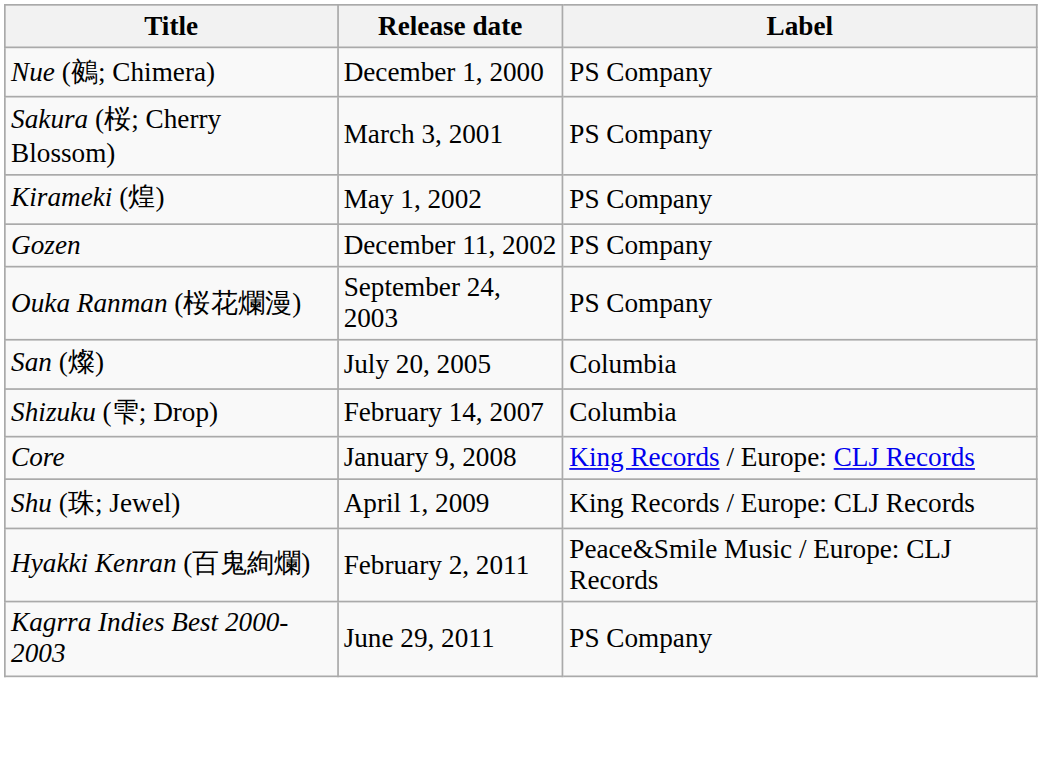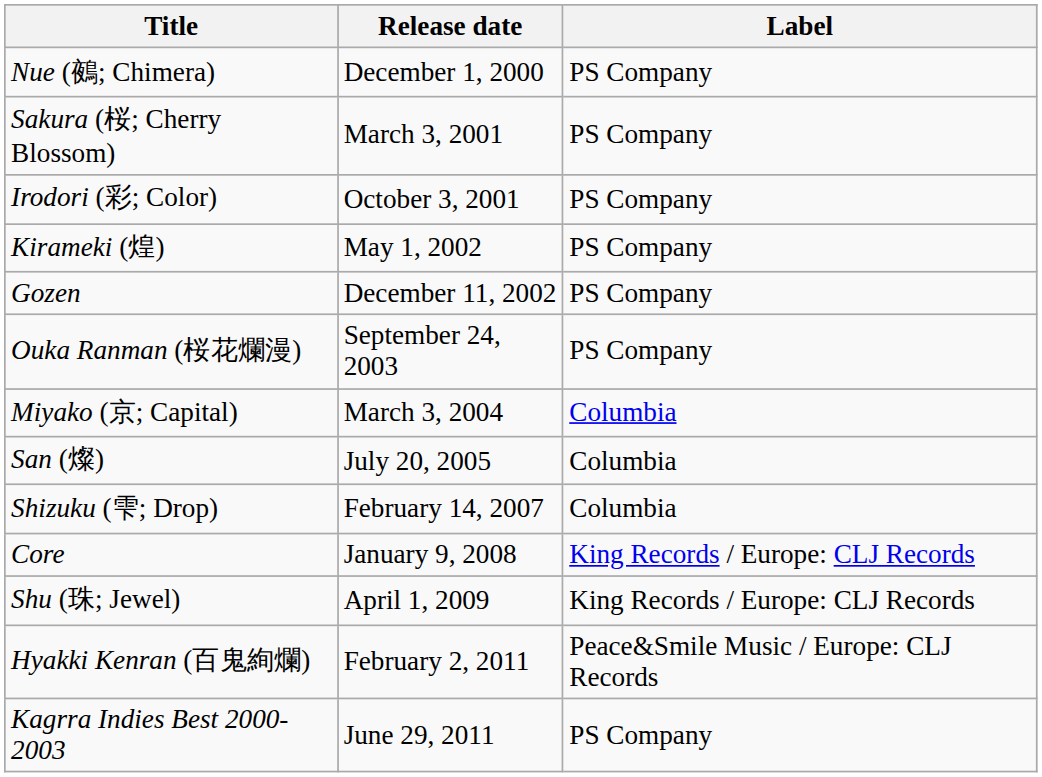+ row: (114, 197)
+ row: (124, 411)
